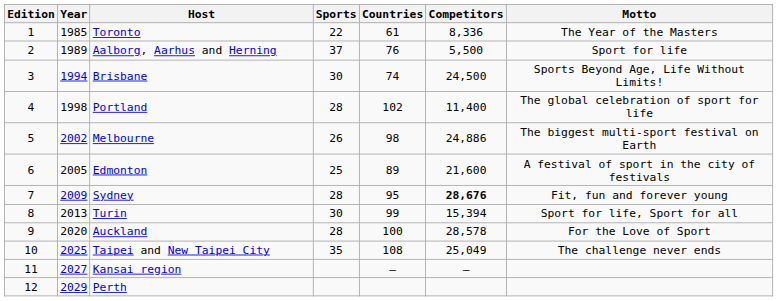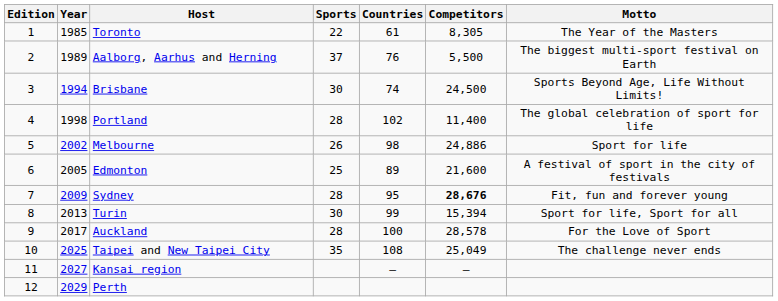(466, 32) 8,336 -> (466, 32) 8,305
(639, 51) Sport for life -> (639, 57) The biggest multi-sport festival on Earth
(639, 138) The biggest multi-sport festival on Earth -> (639, 145) Sport for life
(74, 232) 2020 -> (74, 232) 2017
